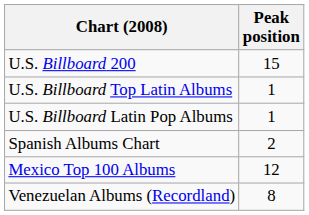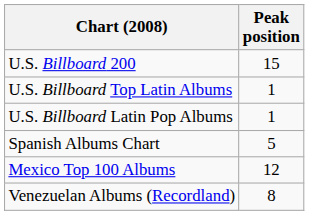(271, 143) 2 -> (271, 143) 5
